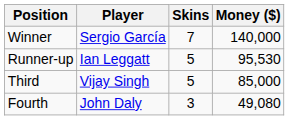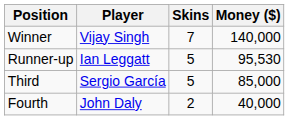(123, 37) Sergio García -> (115, 37) Vijay Singh
(115, 81) Vijay Singh -> (123, 81) Sergio García
(191, 103) 3 -> (191, 103) 2
(259, 103) 49,080 -> (259, 103) 40,000
